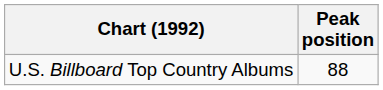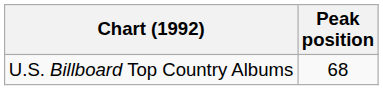(338, 69) 88 -> (338, 69) 68
